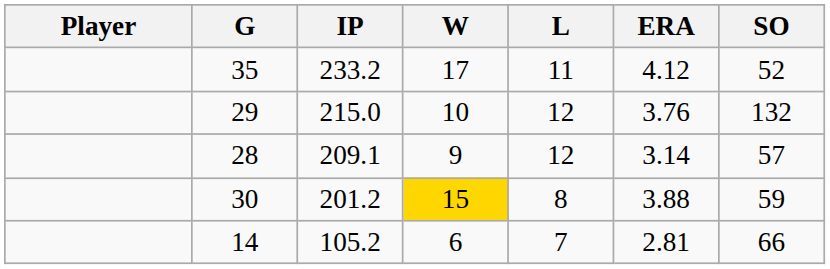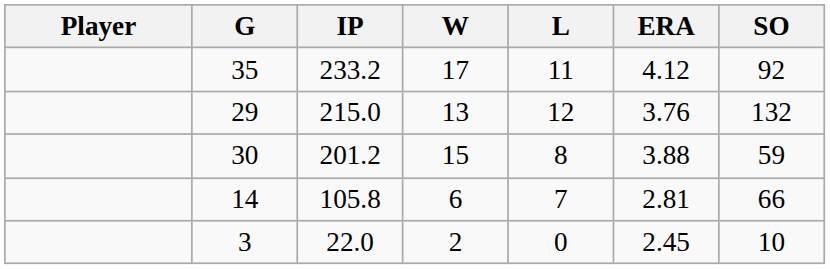(771, 69) 52 -> (771, 69) 92
(455, 112) 10 -> (455, 112) 13
- row: (245, 155)
(455, 198) gold background -> (455, 155) no background
(350, 241) 105.2 -> (350, 198) 105.8
+ row: (245, 241)
